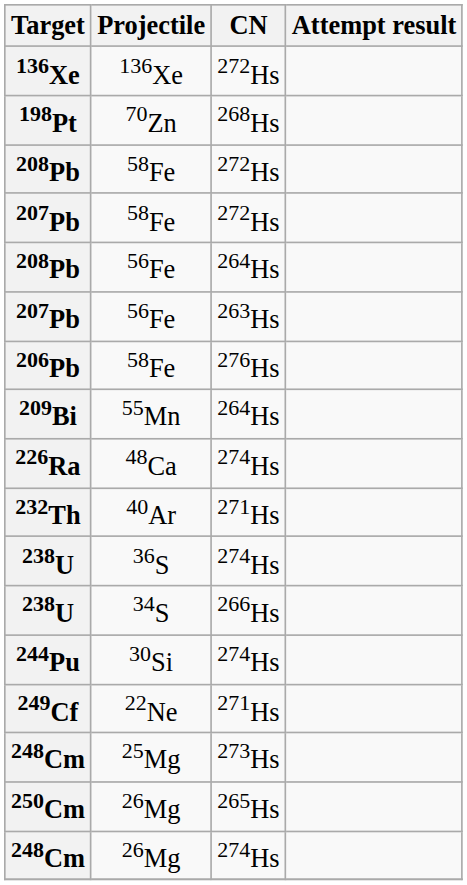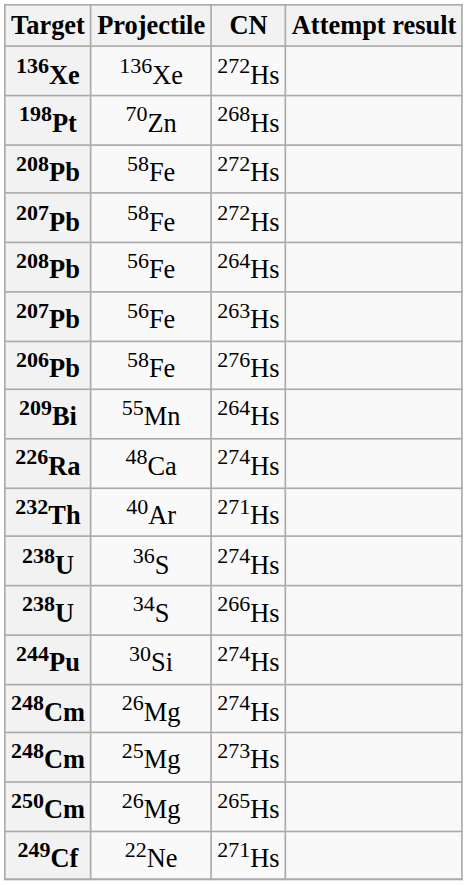rows swapped: (48, 855) <-> (48, 708)
